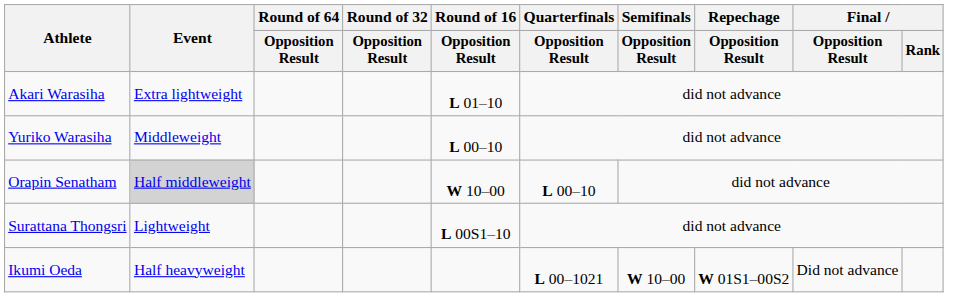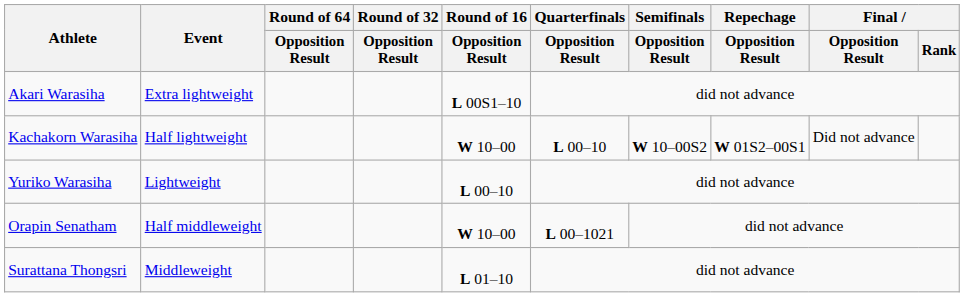(476, 103) L 01–10 -> (487, 103) L 00S1–10
+ row: (73, 138)
(178, 138) Middleweight -> (183, 182) Lightweight
(192, 182) lightgrey background -> (203, 226) no background
(569, 191) L 00–10 -> (580, 235) L 00–1021
(172, 226) Lightweight -> (188, 270) Middleweight
(476, 235) L 00S1–10 -> (487, 279) L 01–10
- row: (45, 270)
